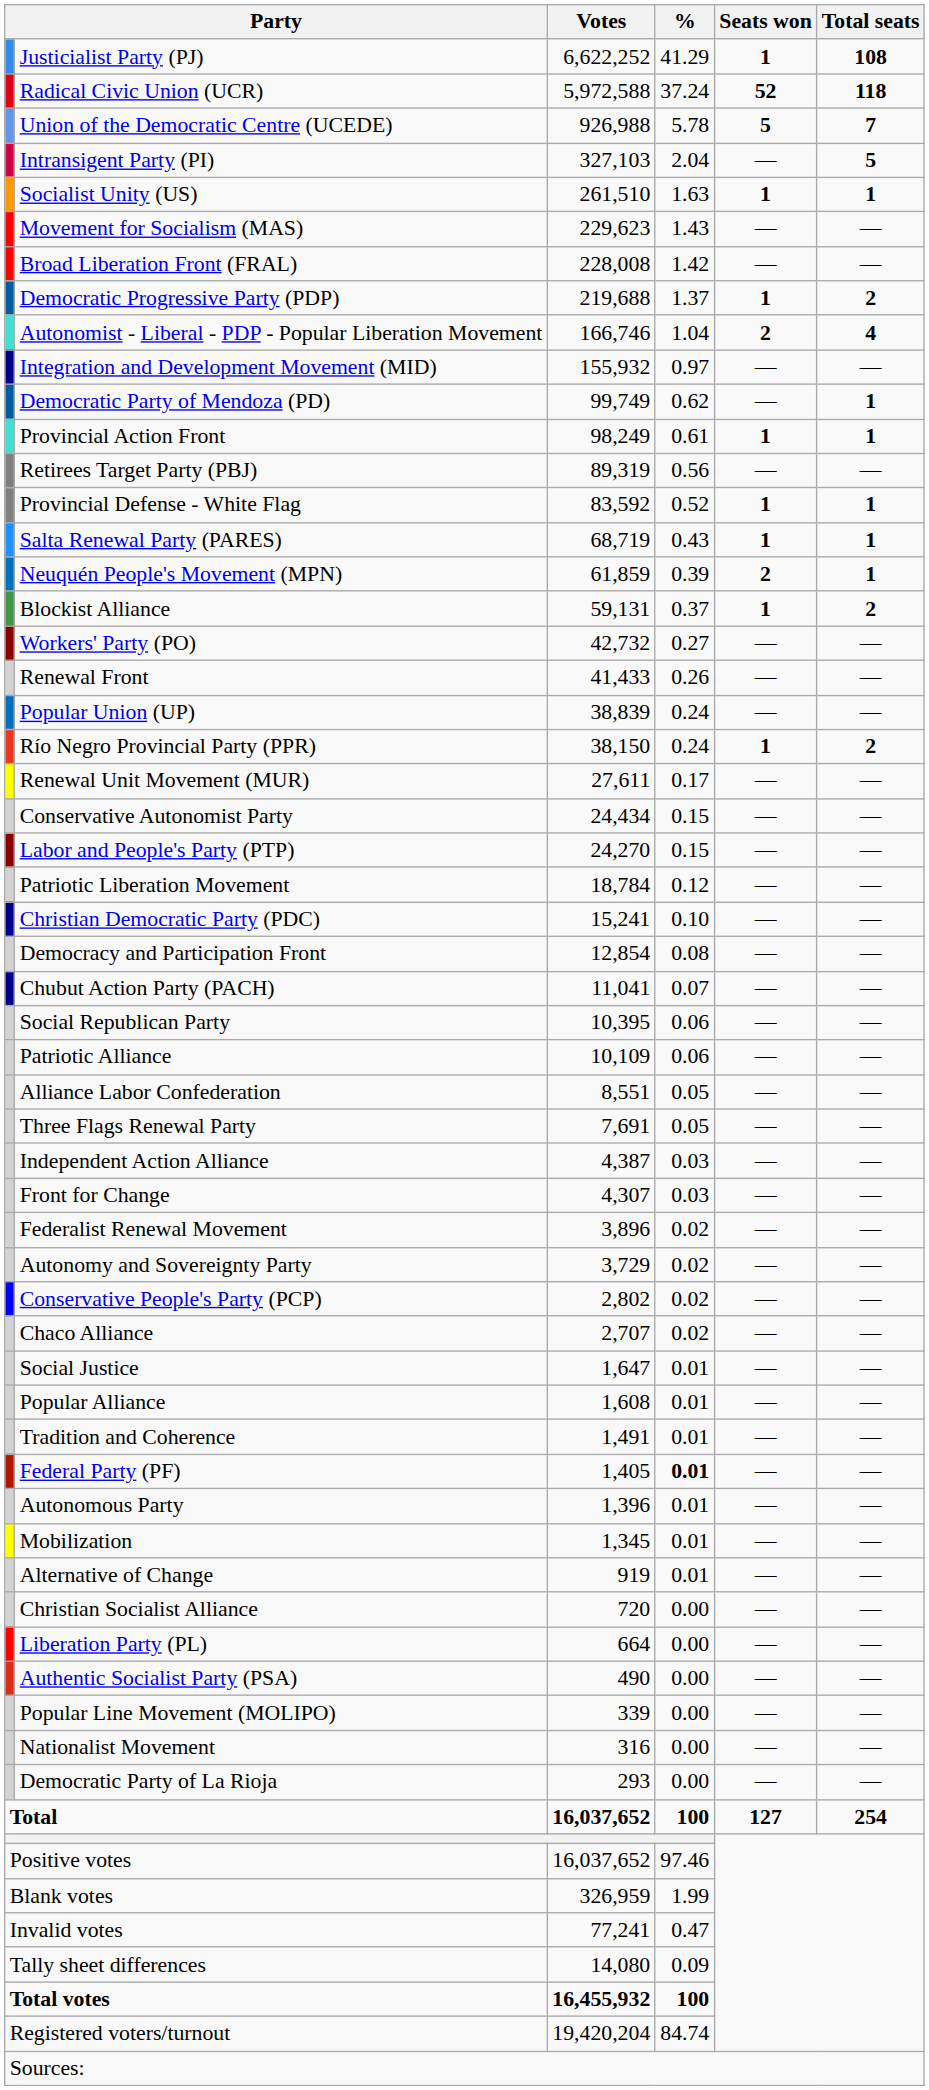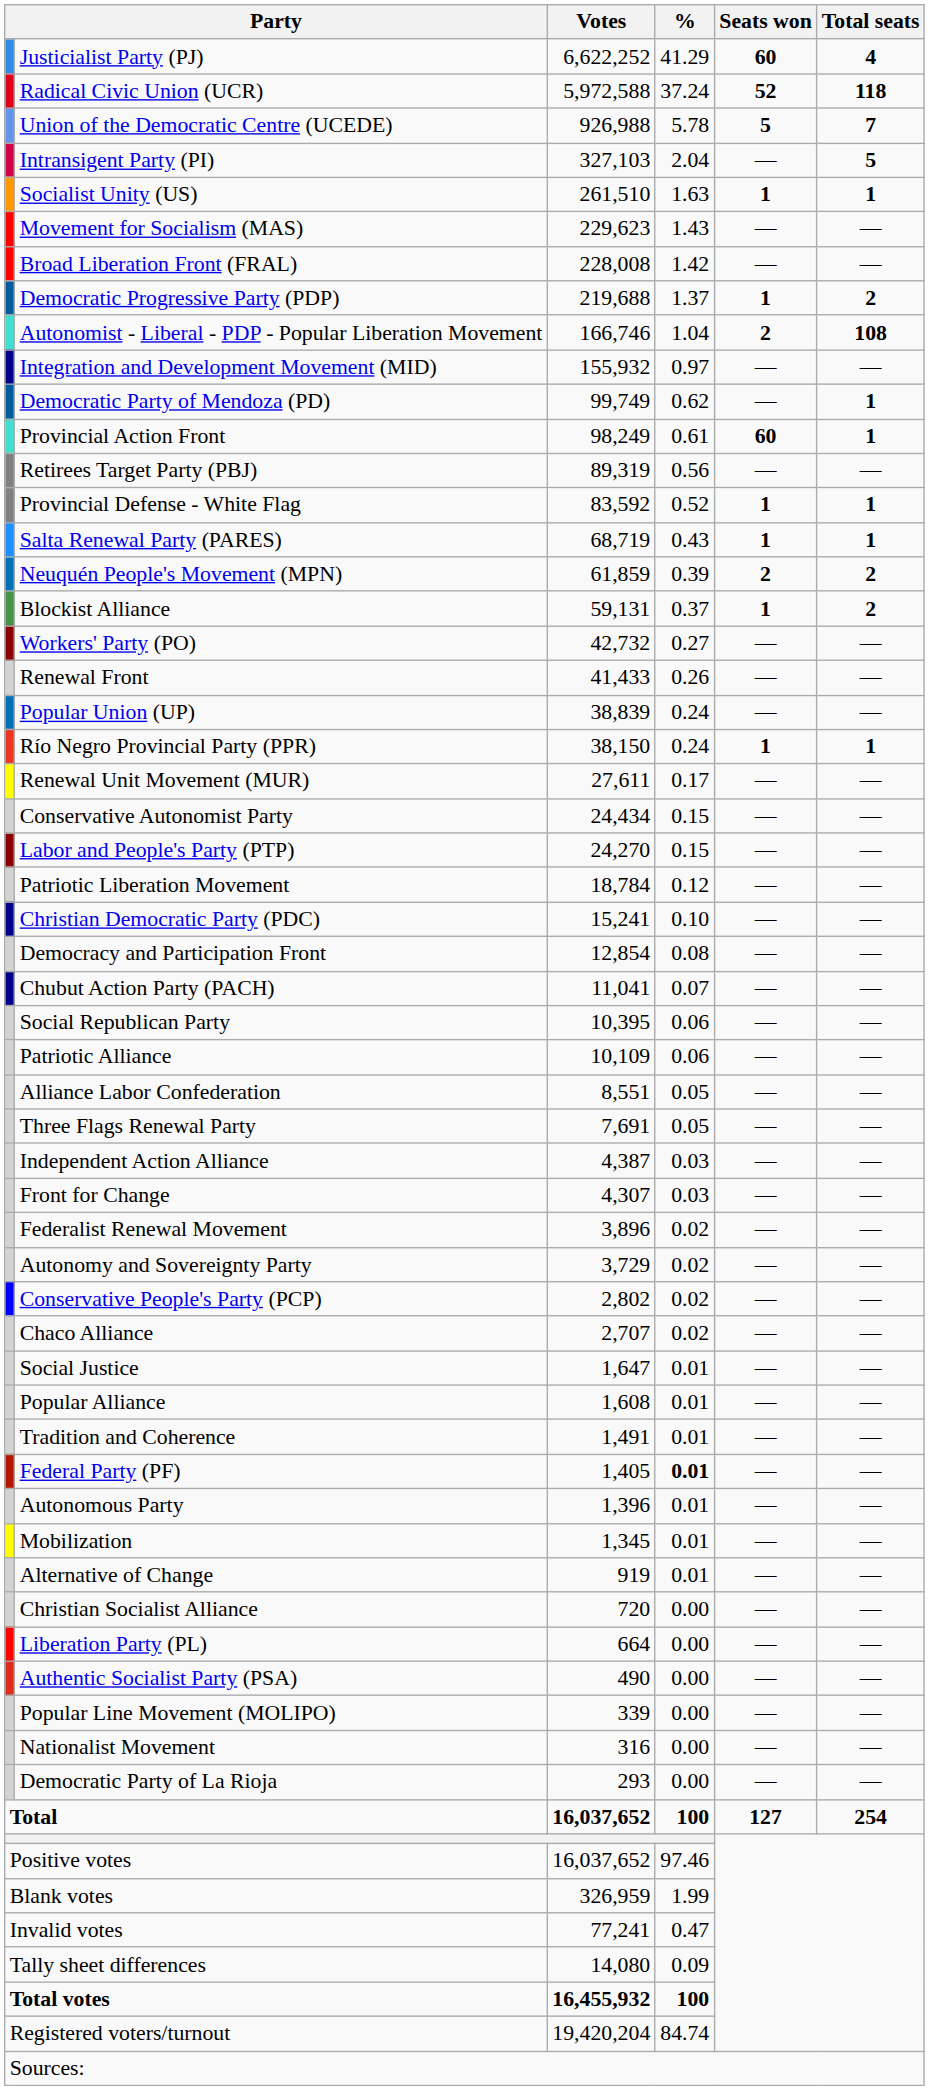(766, 56) 1 -> (766, 56) 60
(871, 56) 108 -> (871, 56) 4
(871, 332) 4 -> (871, 332) 108
(766, 435) 1 -> (766, 435) 60
(871, 573) 1 -> (871, 573) 2
(871, 746) 2 -> (871, 746) 1
